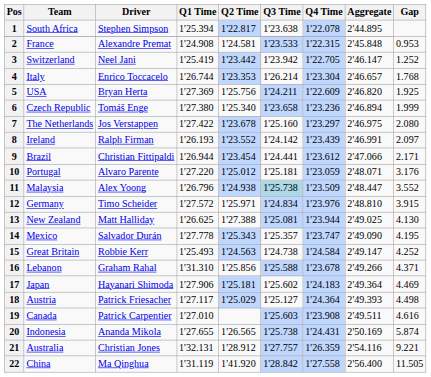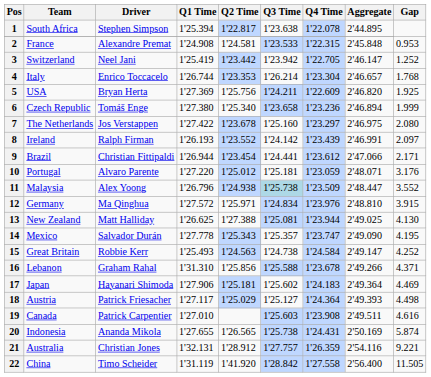(128, 204) Timo Scheider -> (123, 204) Ma Qinghua
(123, 364) Ma Qinghua -> (128, 364) Timo Scheider
